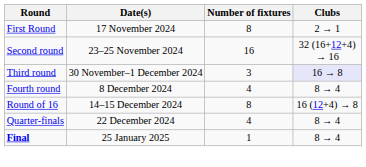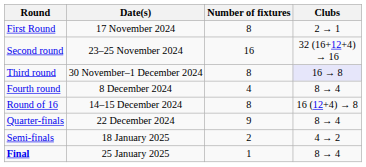(249, 72) 3 -> (249, 72) 8
(249, 121) 4 -> (249, 121) 9
+ row: (30, 137)
